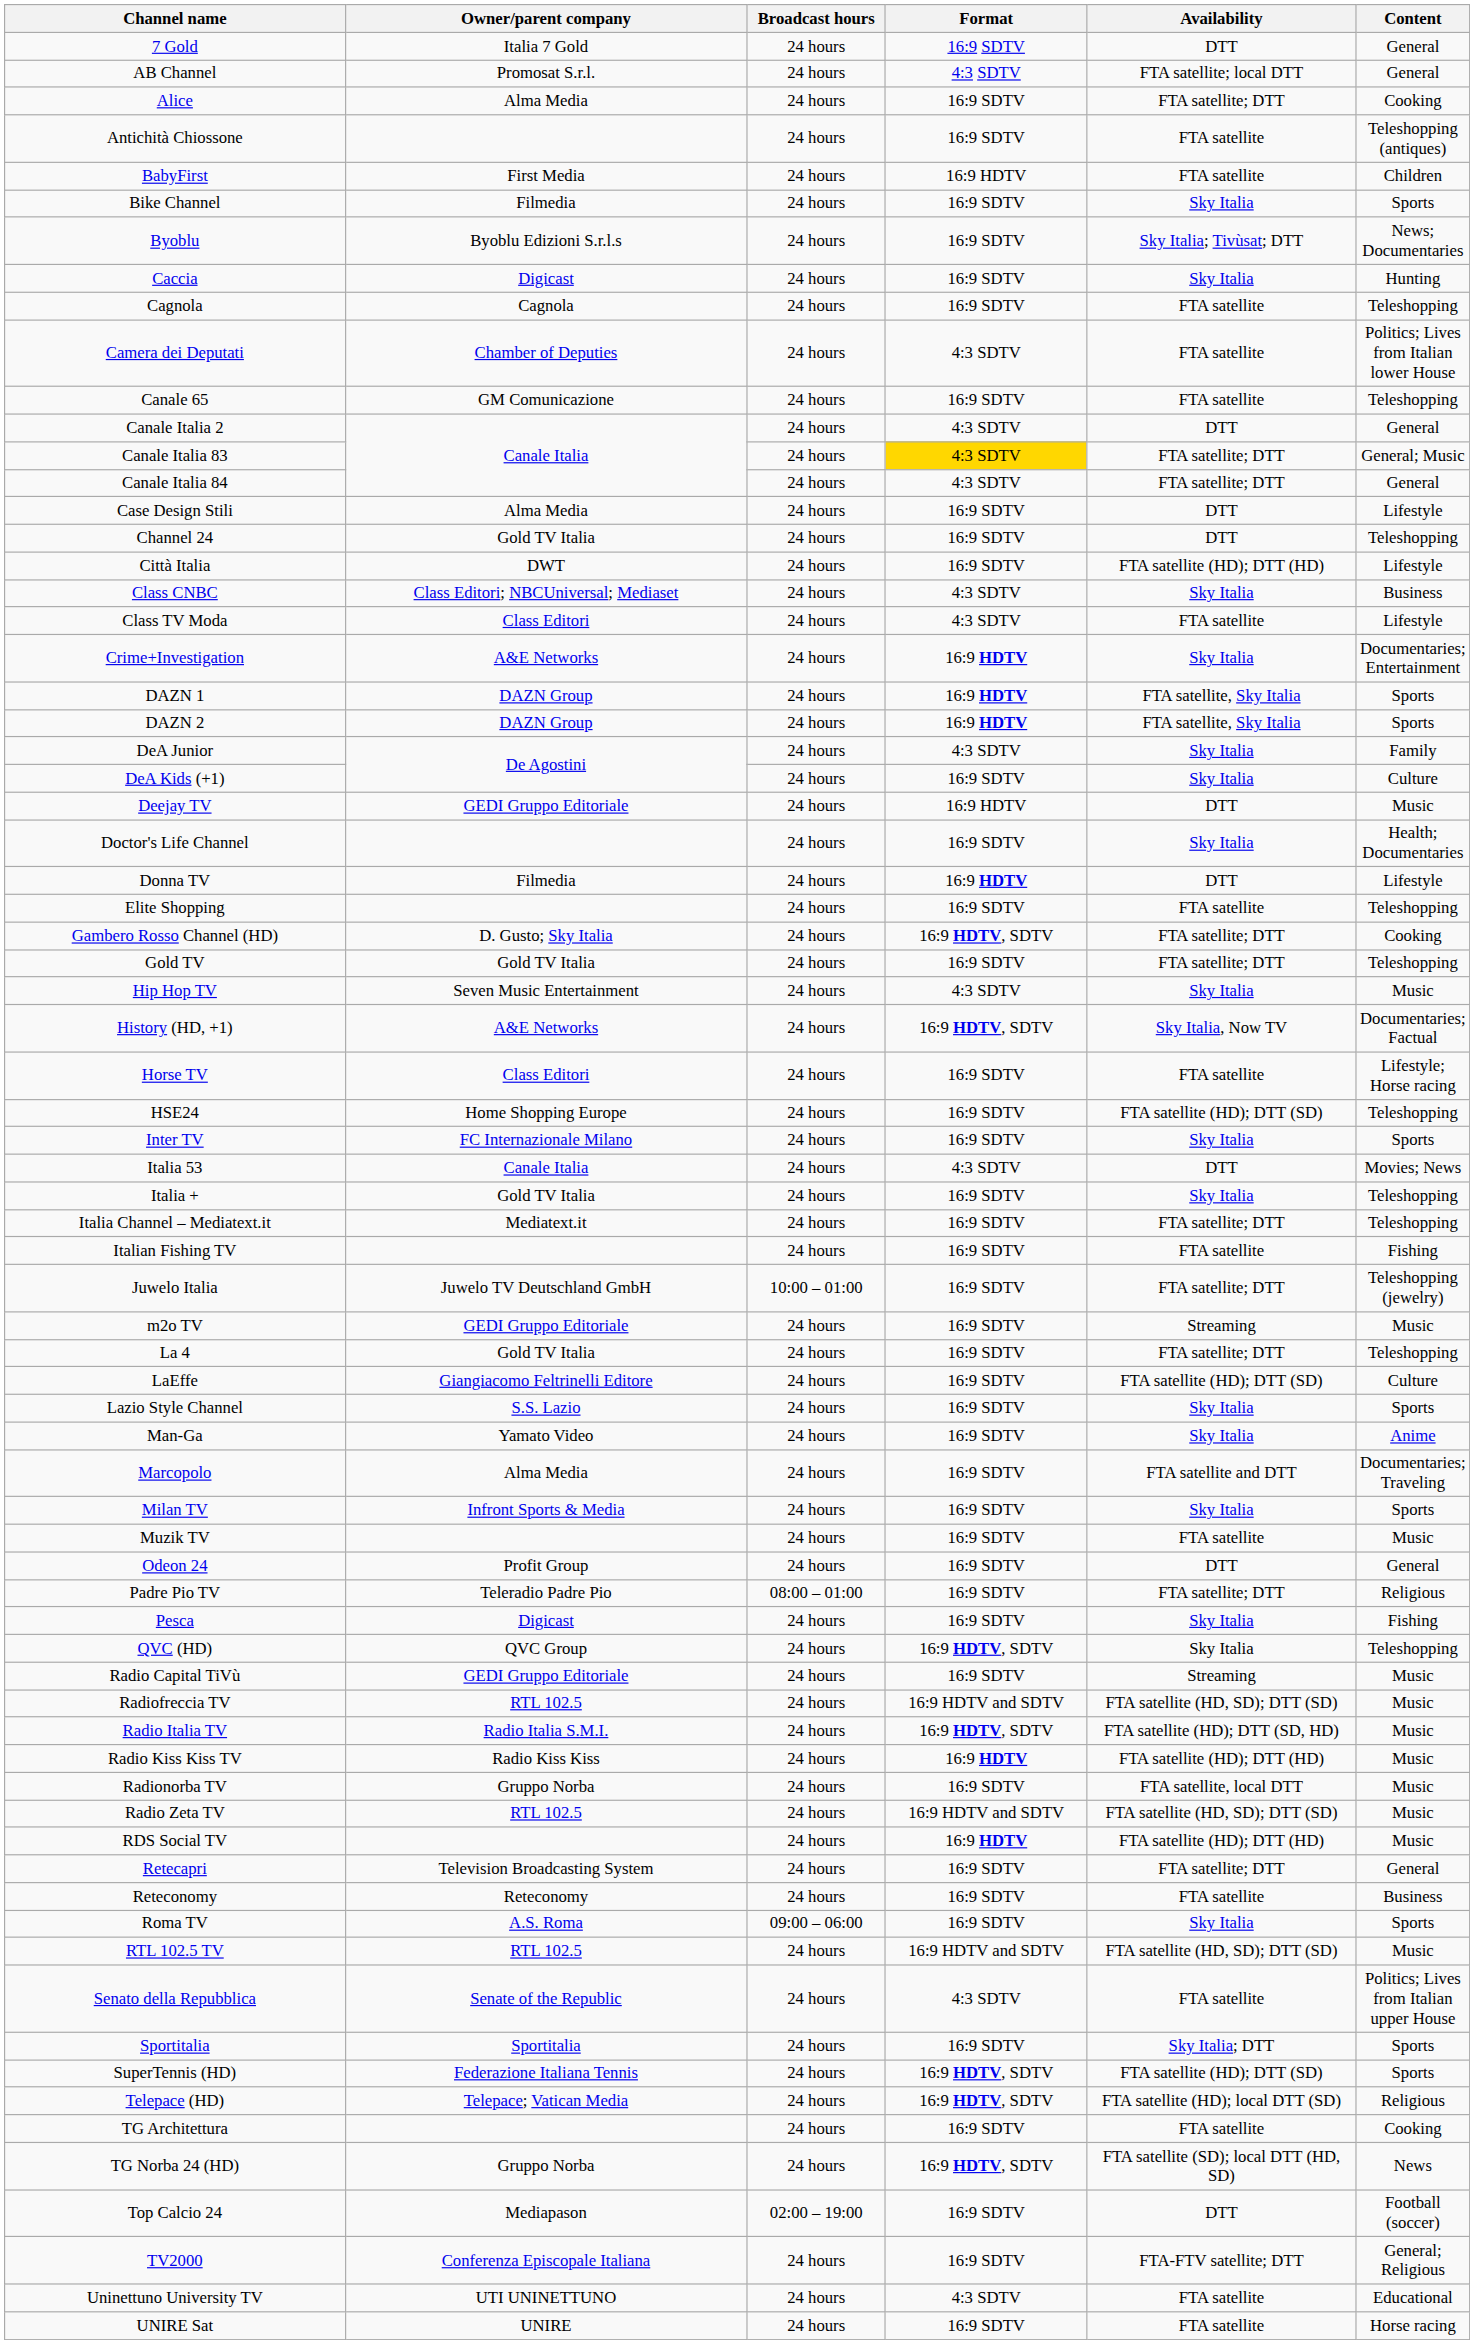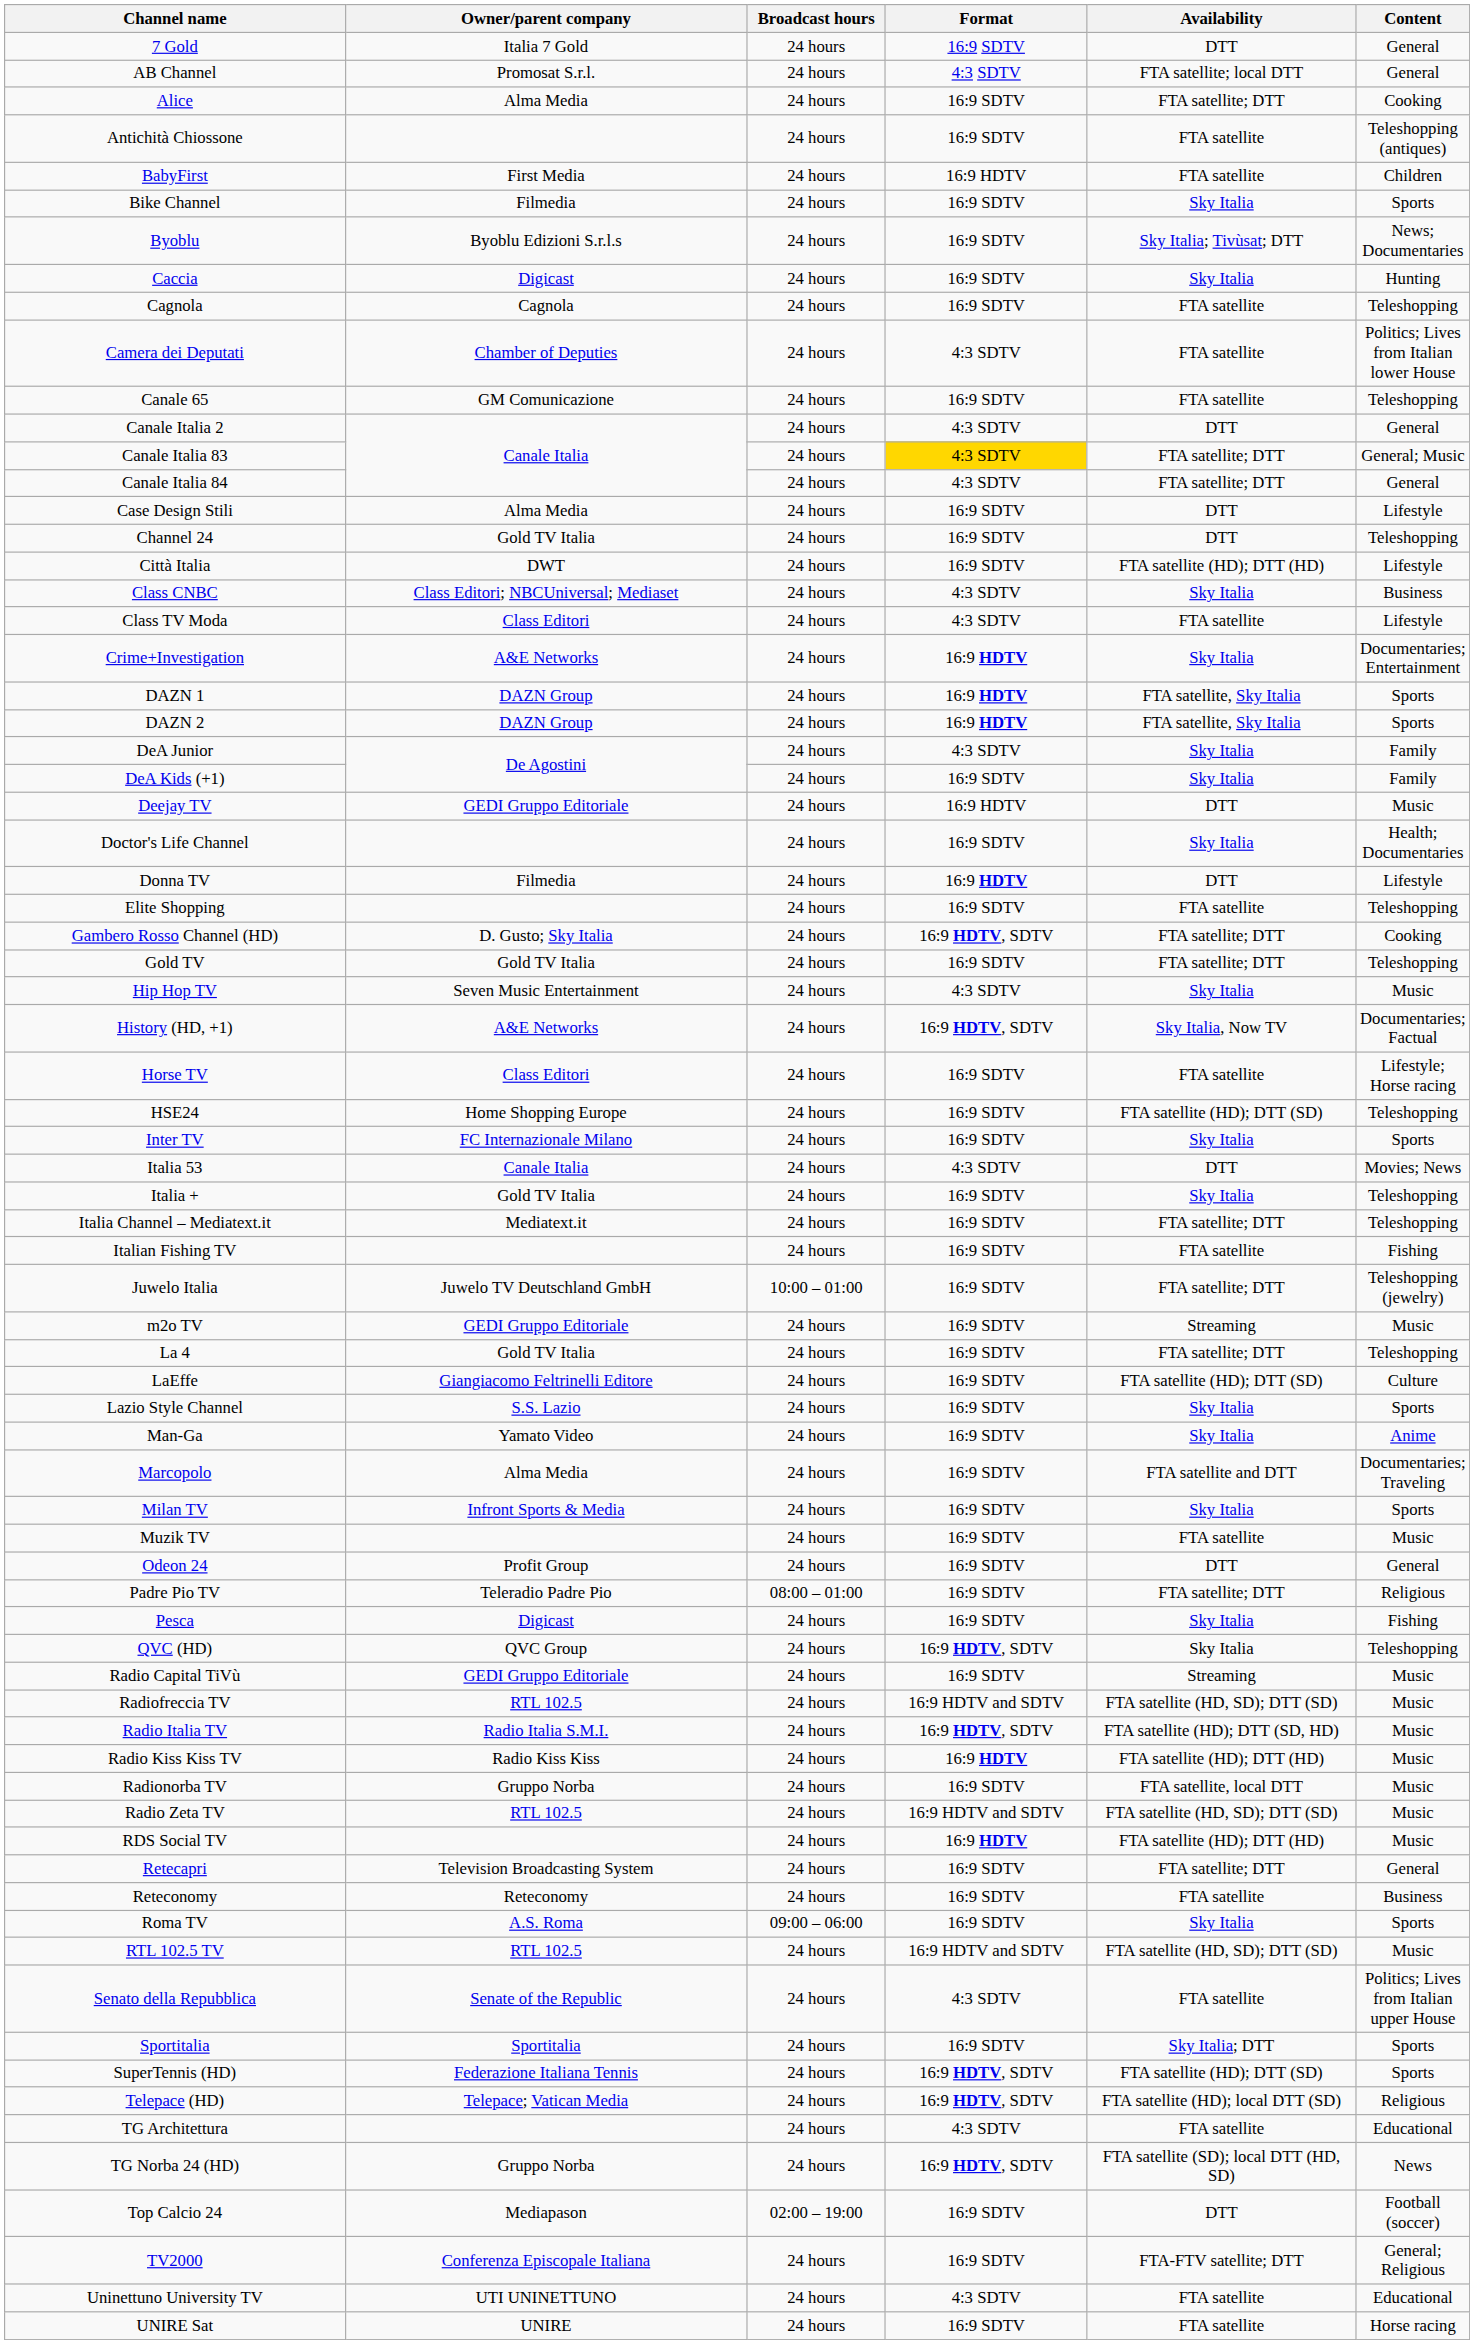(1413, 778) Culture -> (1413, 778) Family
(986, 2128) 16:9 SDTV -> (986, 2128) 4:3 SDTV
(1413, 2128) Cooking -> (1413, 2128) Educational
